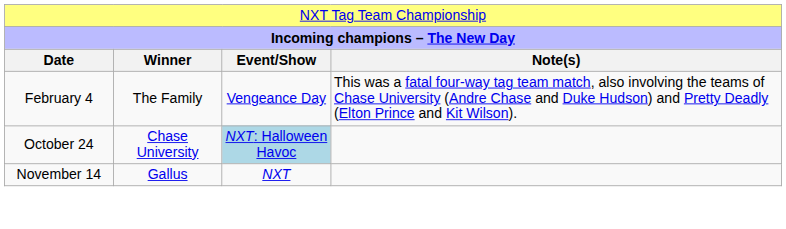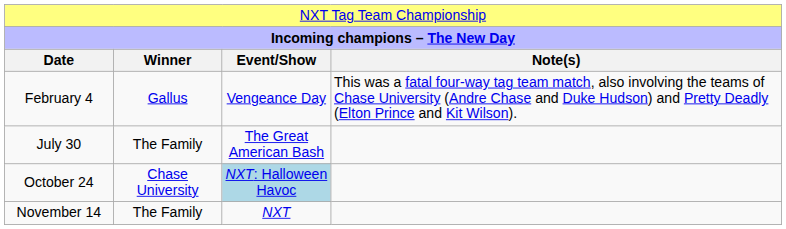(168, 98) The Family -> (168, 98) Gallus
+ row: (59, 144)
(168, 174) Gallus -> (168, 213) The Family
